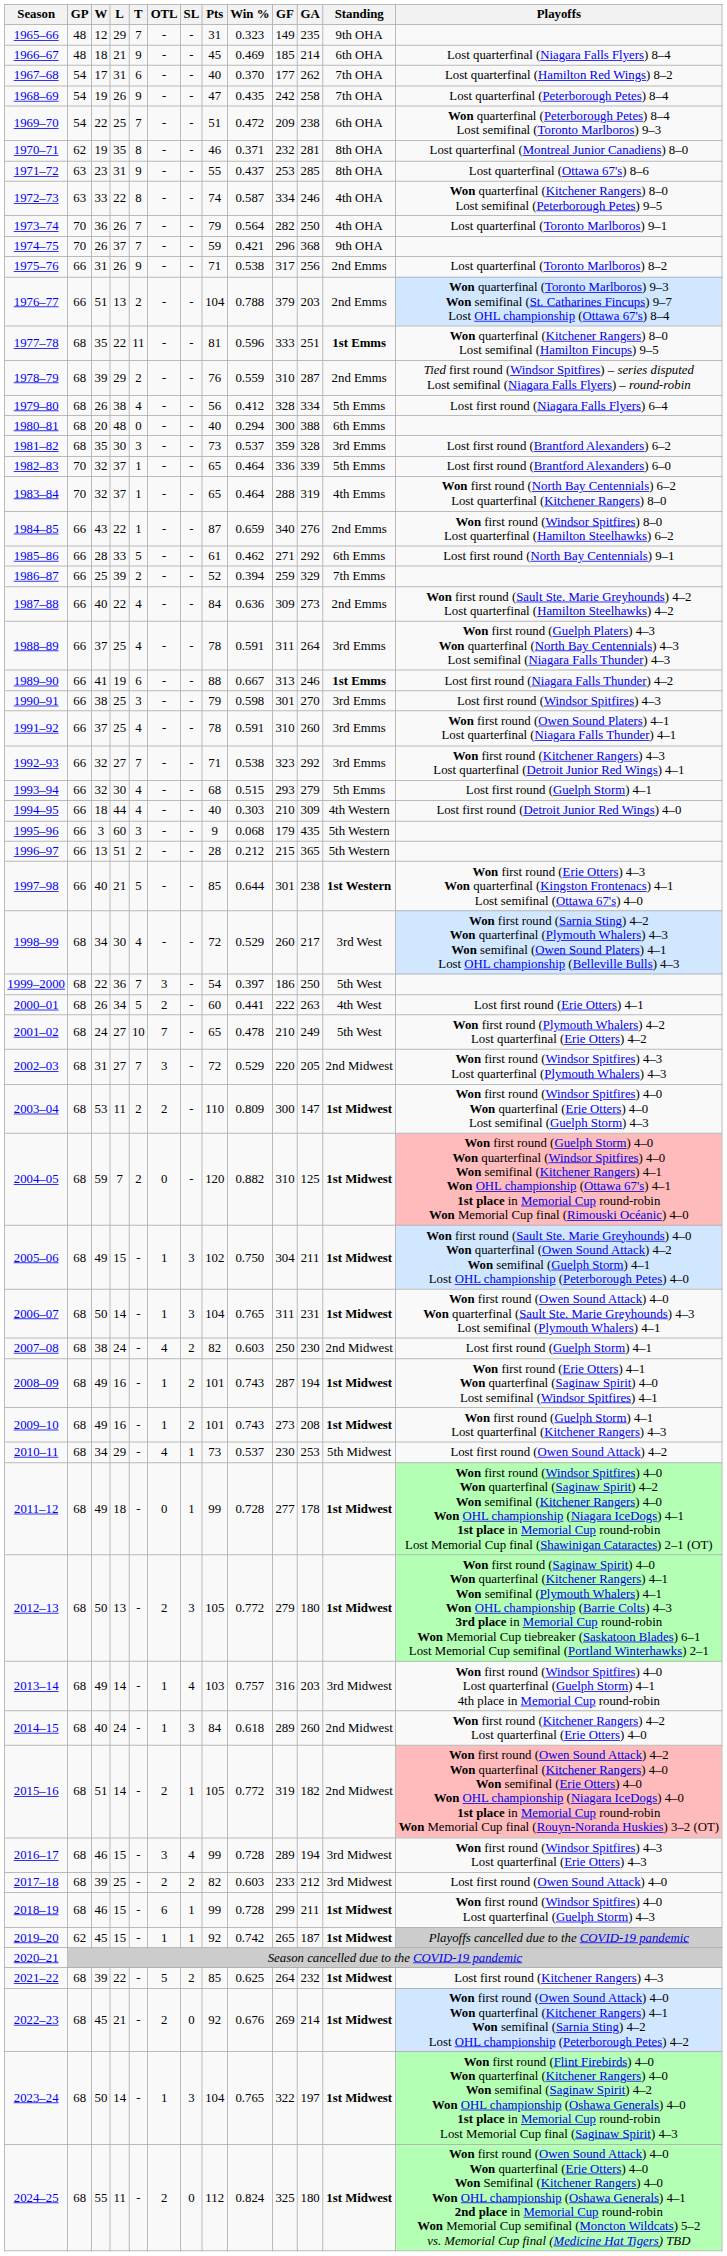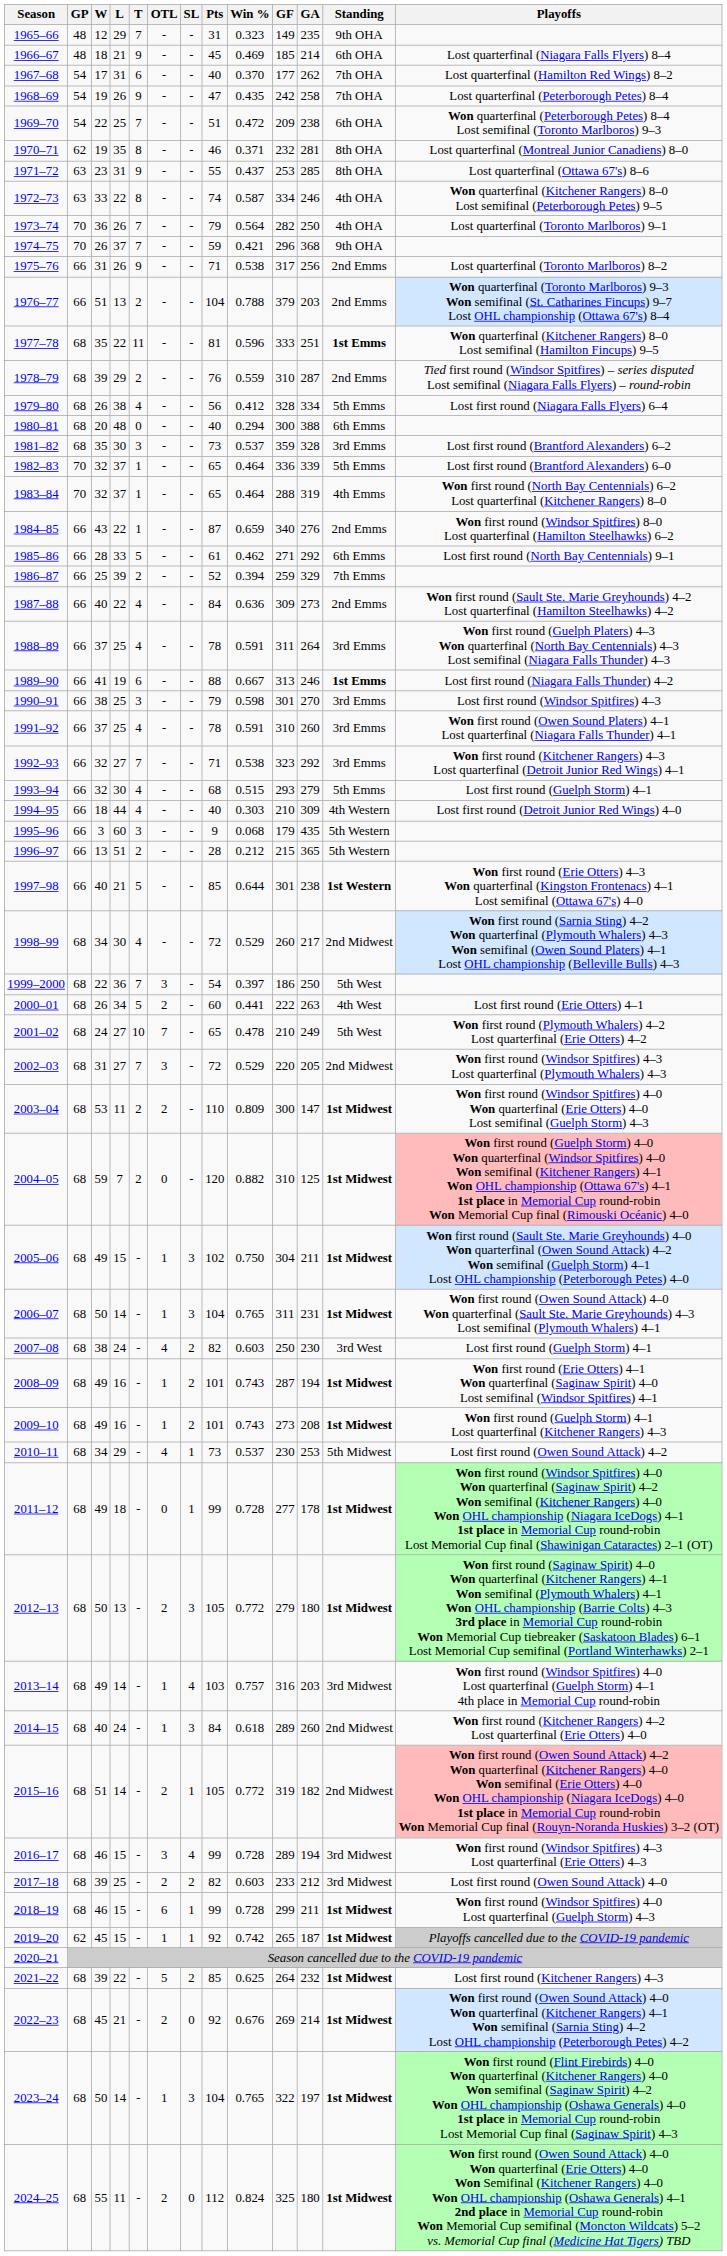(359, 942) 3rd West -> (359, 942) 2nd Midwest
(359, 1348) 2nd Midwest -> (359, 1348) 3rd West
